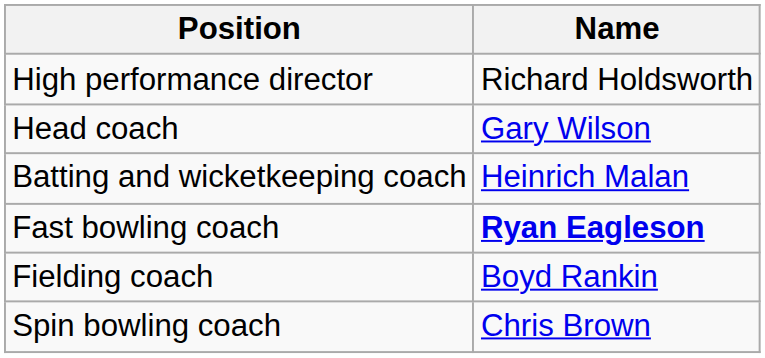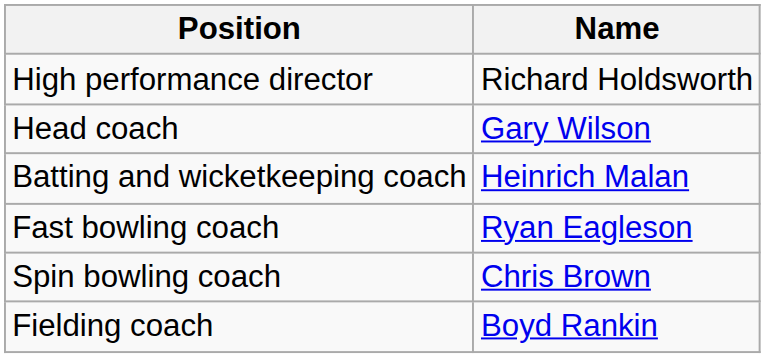(593, 227) bold -> (587, 227) normal
rows swapped: (147, 326) <-> (113, 276)
